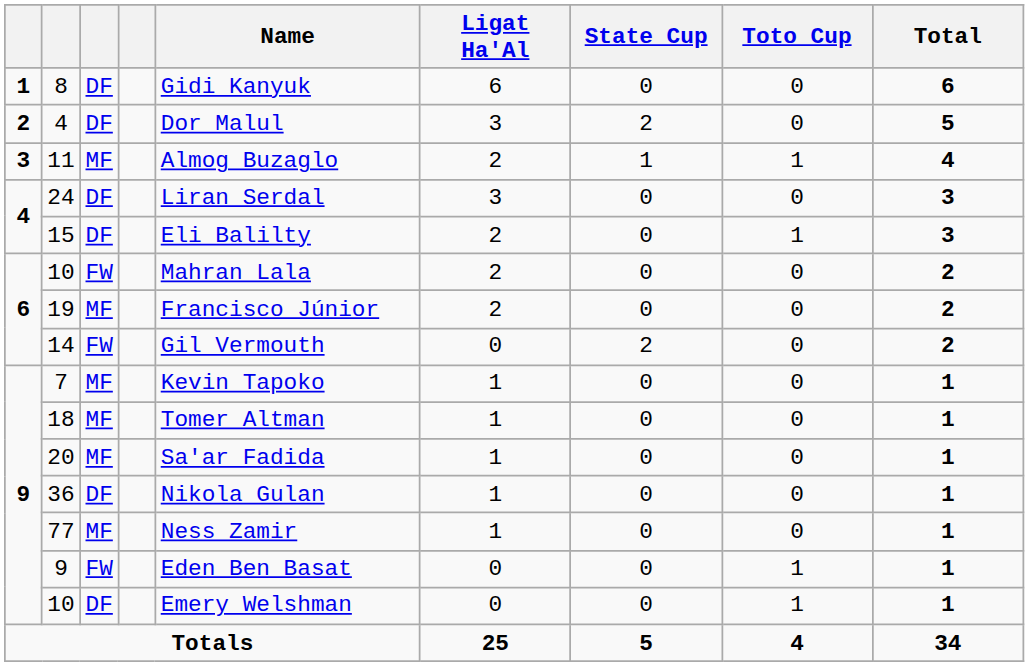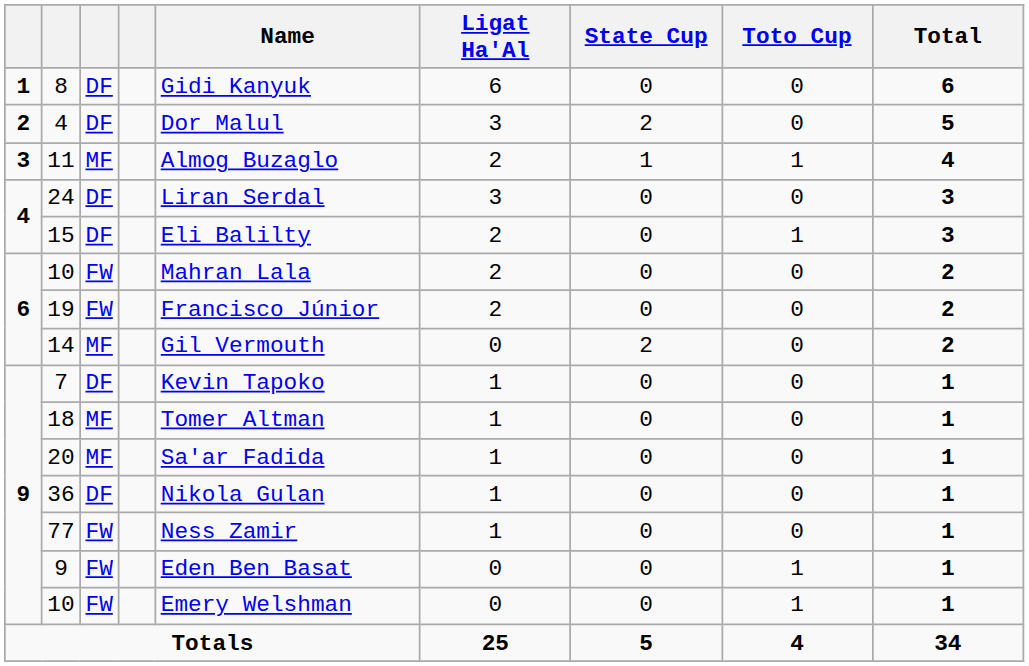(99, 309) MF -> (99, 309) FW
(99, 346) FW -> (99, 346) MF
(99, 383) MF -> (99, 383) DF
(99, 532) MF -> (99, 532) FW
(99, 606) DF -> (99, 606) FW
